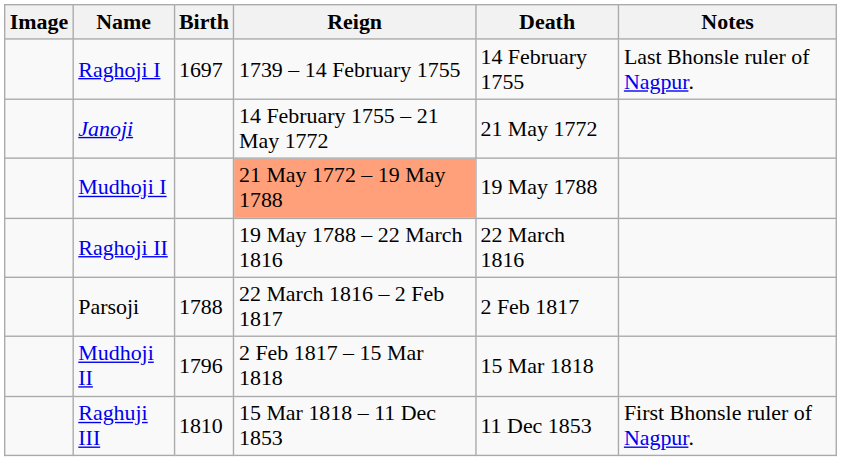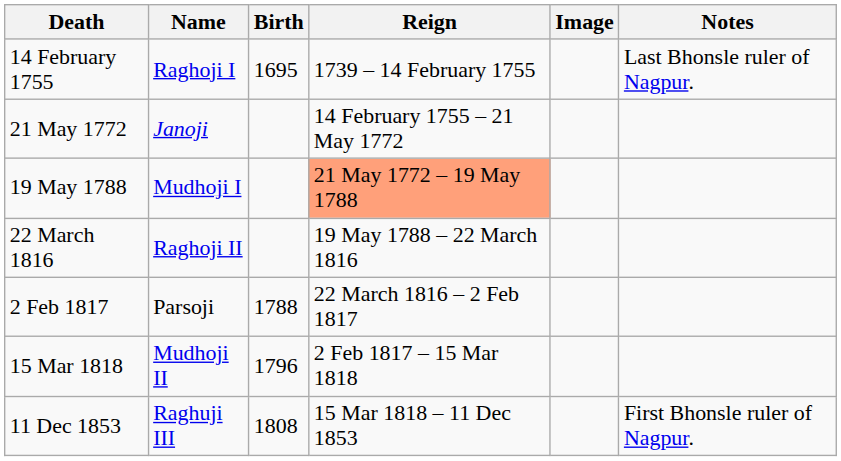columns swapped: (39, 21) <-> (547, 21)
(201, 68) 1697 -> (276, 68) 1695
(201, 425) 1810 -> (276, 425) 1808
